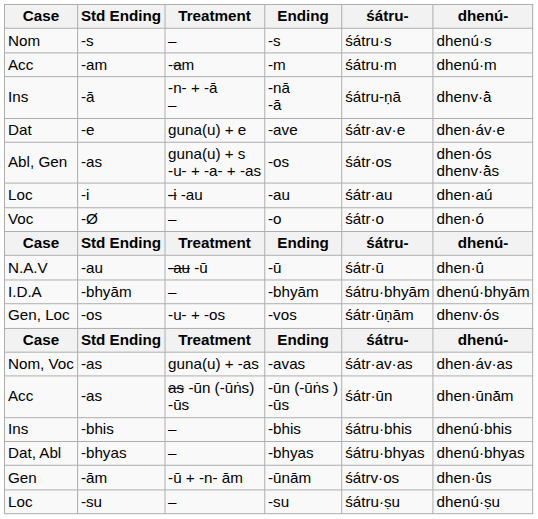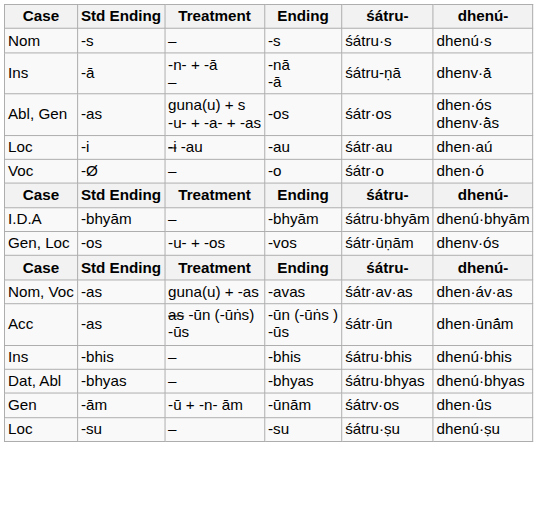- row: (277, 64)
- row: (283, 130)
- row: (275, 267)
